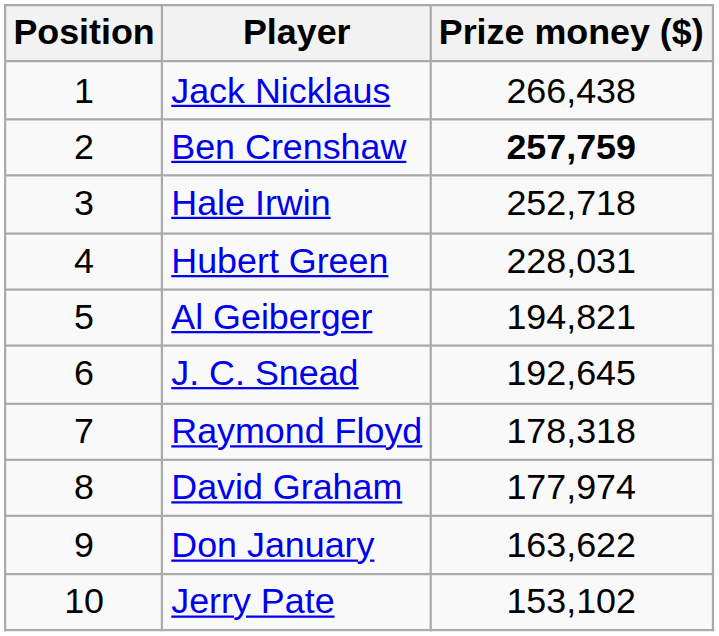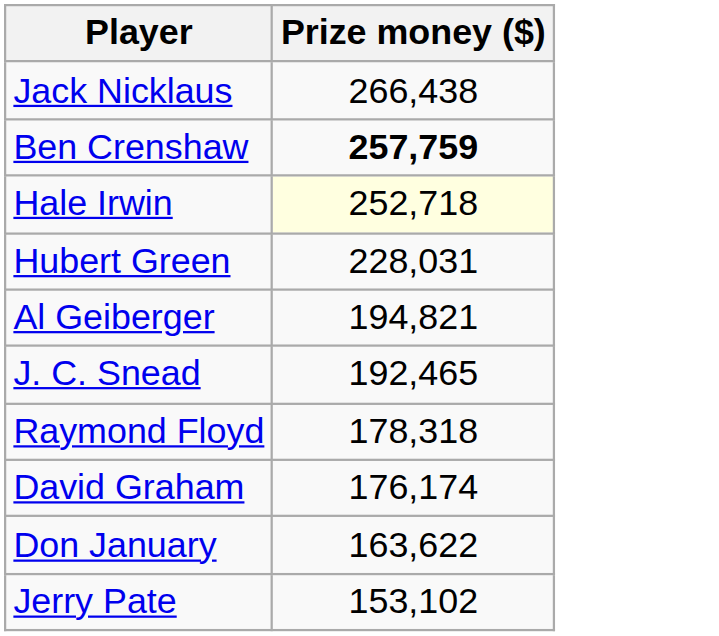- column: (84, 32)
(571, 203) no background -> (413, 203) lightyellow background
(571, 373) 192,645 -> (413, 373) 192,465
(571, 487) 177,974 -> (413, 487) 176,174
